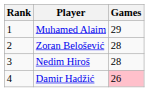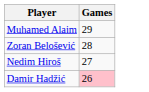- column: (19, 12)
(116, 62) 28 -> (87, 62) 27
